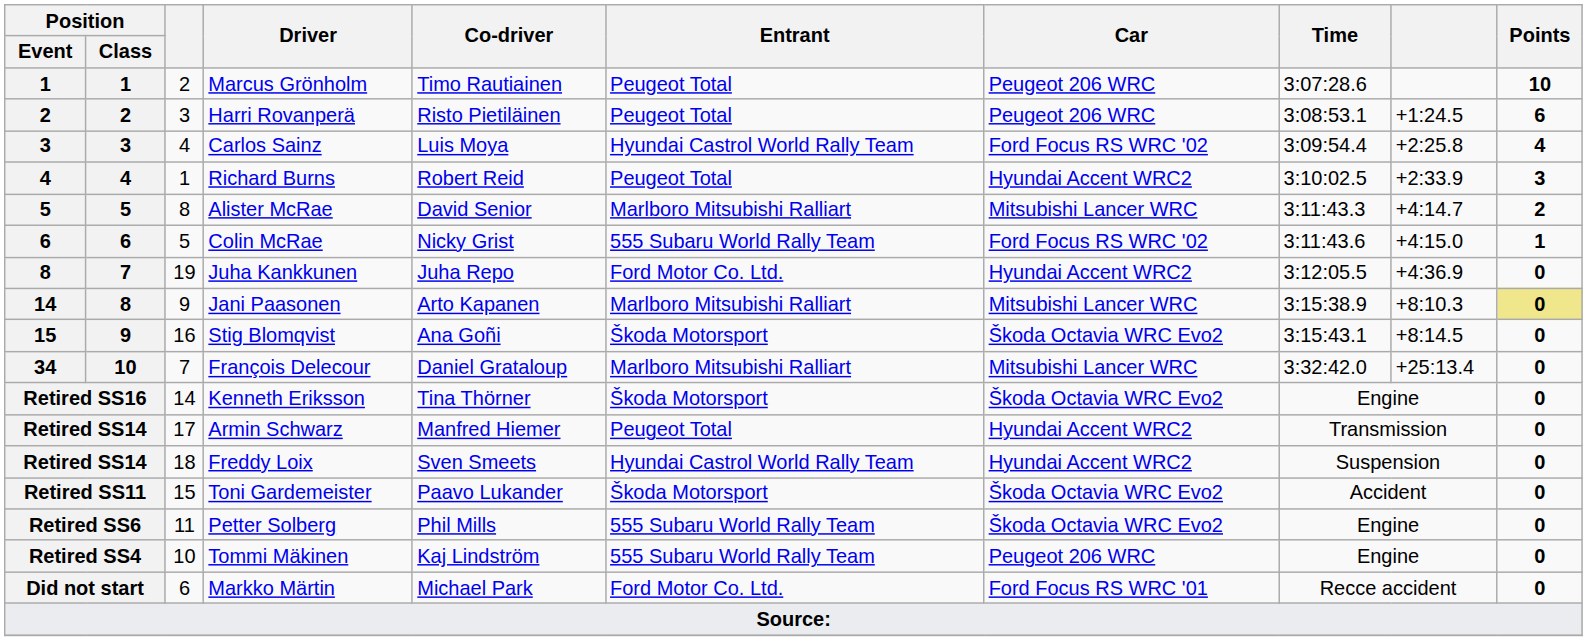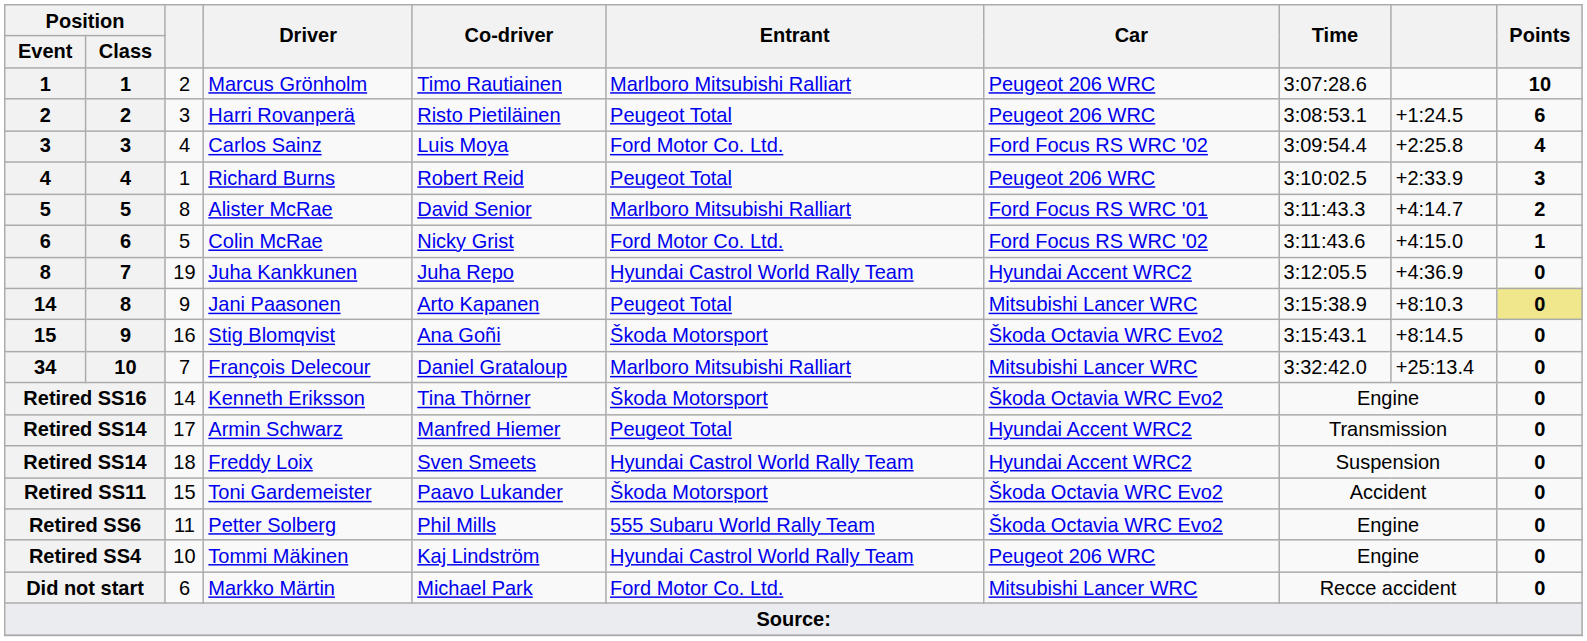(671, 83) Peugeot Total -> (731, 83) Marlboro Mitsubishi Ralliart
(762, 146) Hyundai Castrol World Rally Team -> (697, 146) Ford Motor Co. Ltd.
(1090, 178) Hyundai Accent WRC2 -> (1072, 178) Peugeot 206 WRC
(1093, 209) Mitsubishi Lancer WRC -> (1098, 209) Ford Focus RS WRC '01
(742, 241) 555 Subaru World Rally Team -> (697, 241) Ford Motor Co. Ltd.
(697, 272) Ford Motor Co. Ltd. -> (762, 272) Hyundai Castrol World Rally Team
(731, 304) Marlboro Mitsubishi Ralliart -> (671, 304) Peugeot Total
(742, 556) 555 Subaru World Rally Team -> (762, 556) Hyundai Castrol World Rally Team
(1098, 587) Ford Focus RS WRC '01 -> (1093, 587) Mitsubishi Lancer WRC
